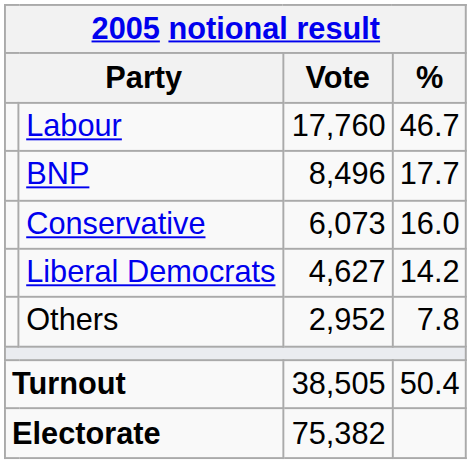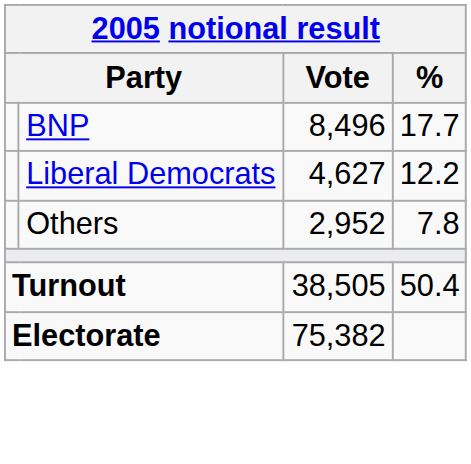- row: (74, 126)
- row: (116, 223)
(430, 272) 14.2 -> (430, 175) 12.2
